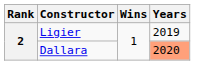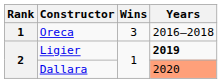+ row: (57, 32)
(166, 32) normal -> (166, 51) bold
